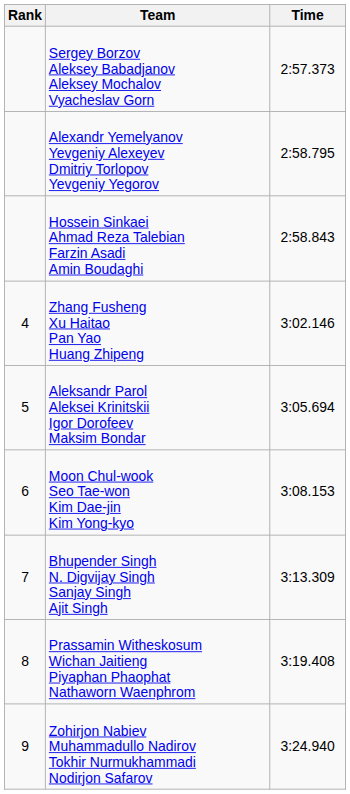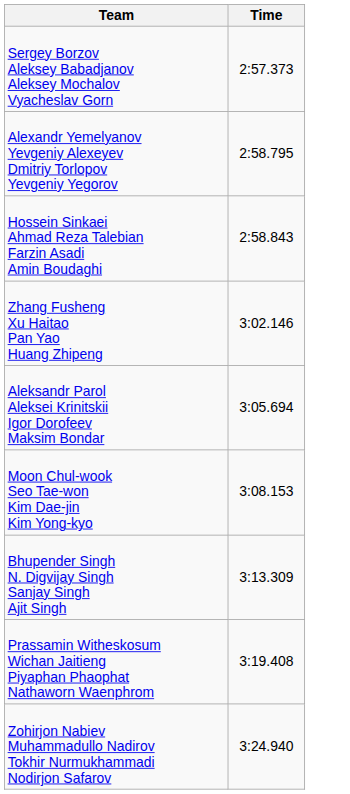- column: (25, 15)
